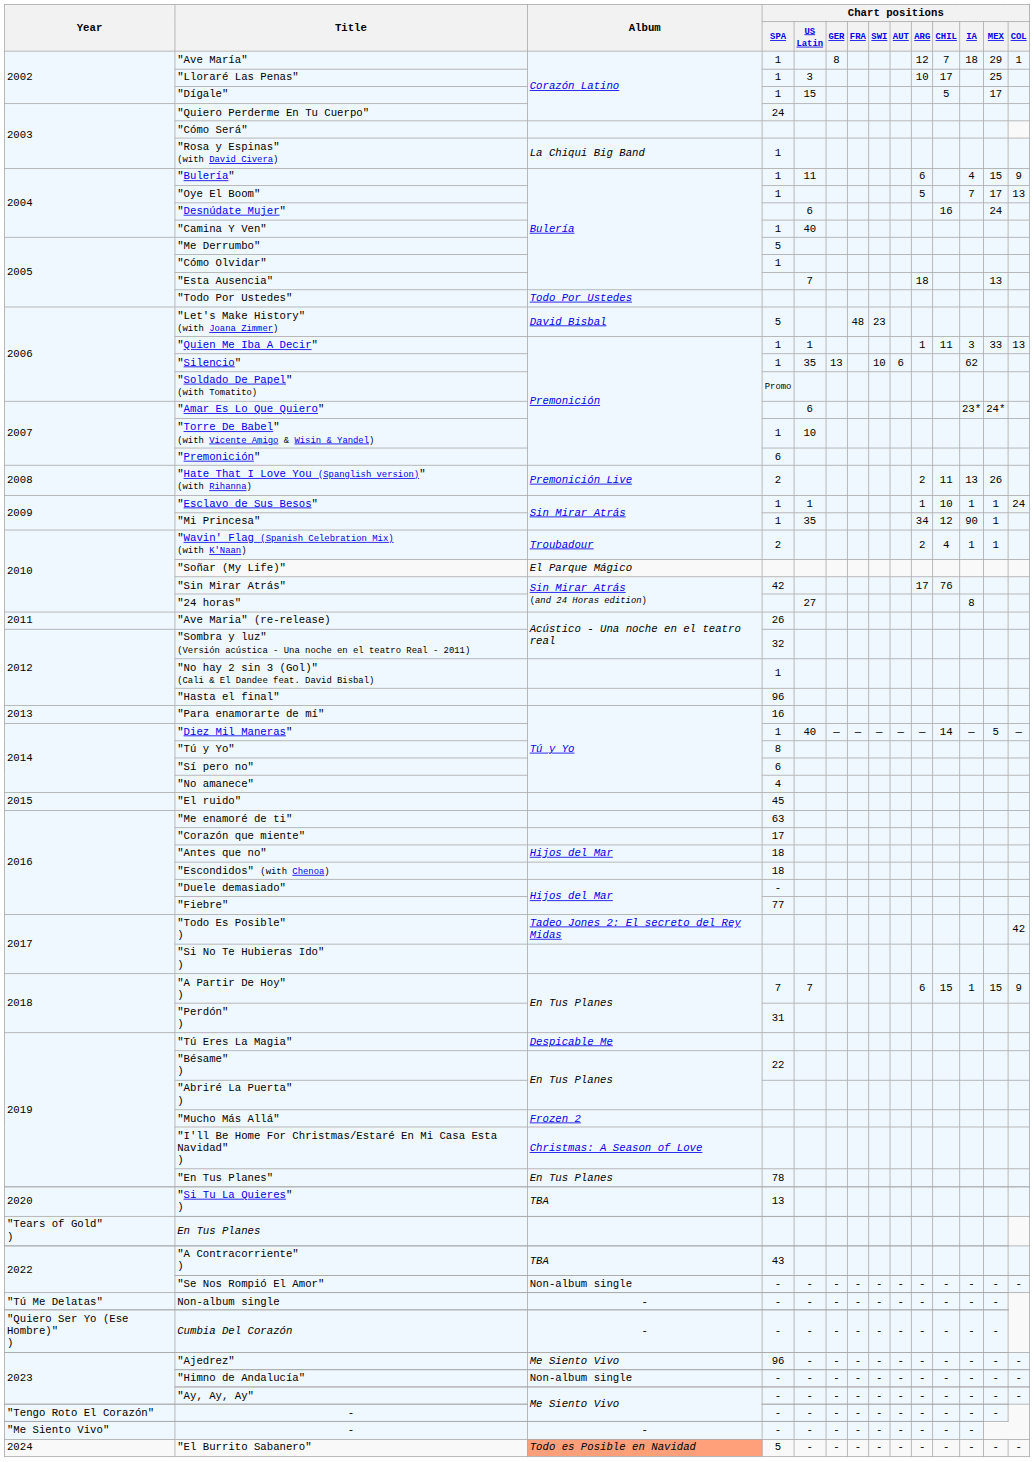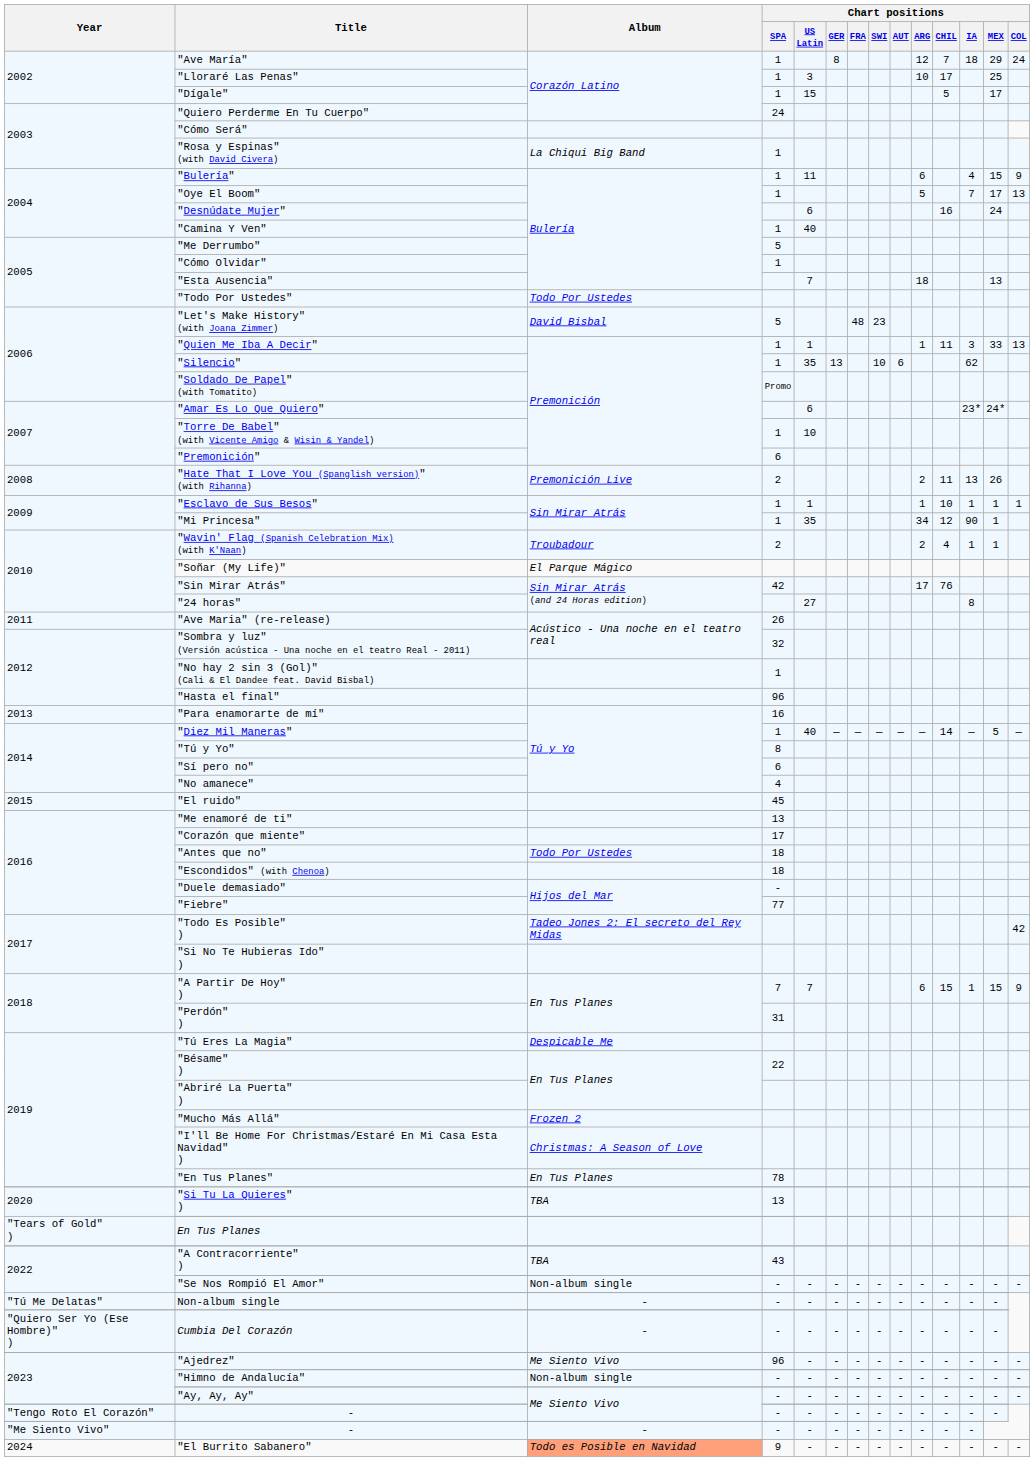(1019, 60) 1 -> (1019, 60) 24
(1019, 504) 24 -> (1019, 504) 1
(778, 819) 63 -> (778, 819) 13
(571, 853) Hijos del Mar -> (581, 853) Todo Por Ustedes
(778, 1448) 5 -> (778, 1448) 9
